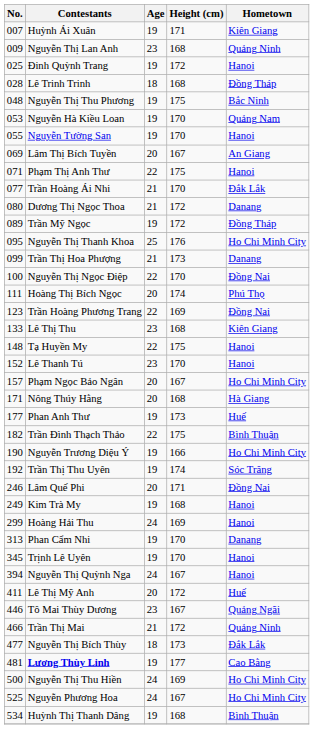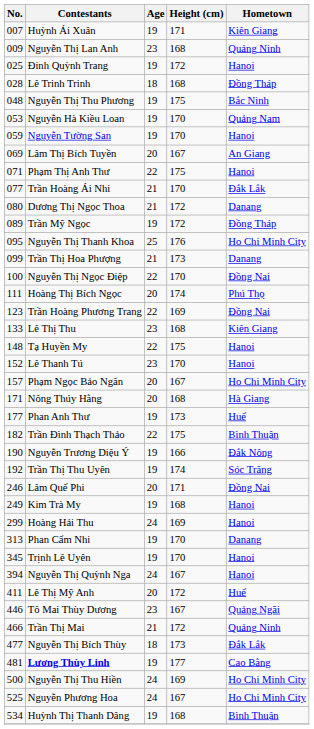(15, 136) 055 -> (15, 136) 059
(267, 452) Ho Chi Minh City -> (250, 452) Đắk Nông
